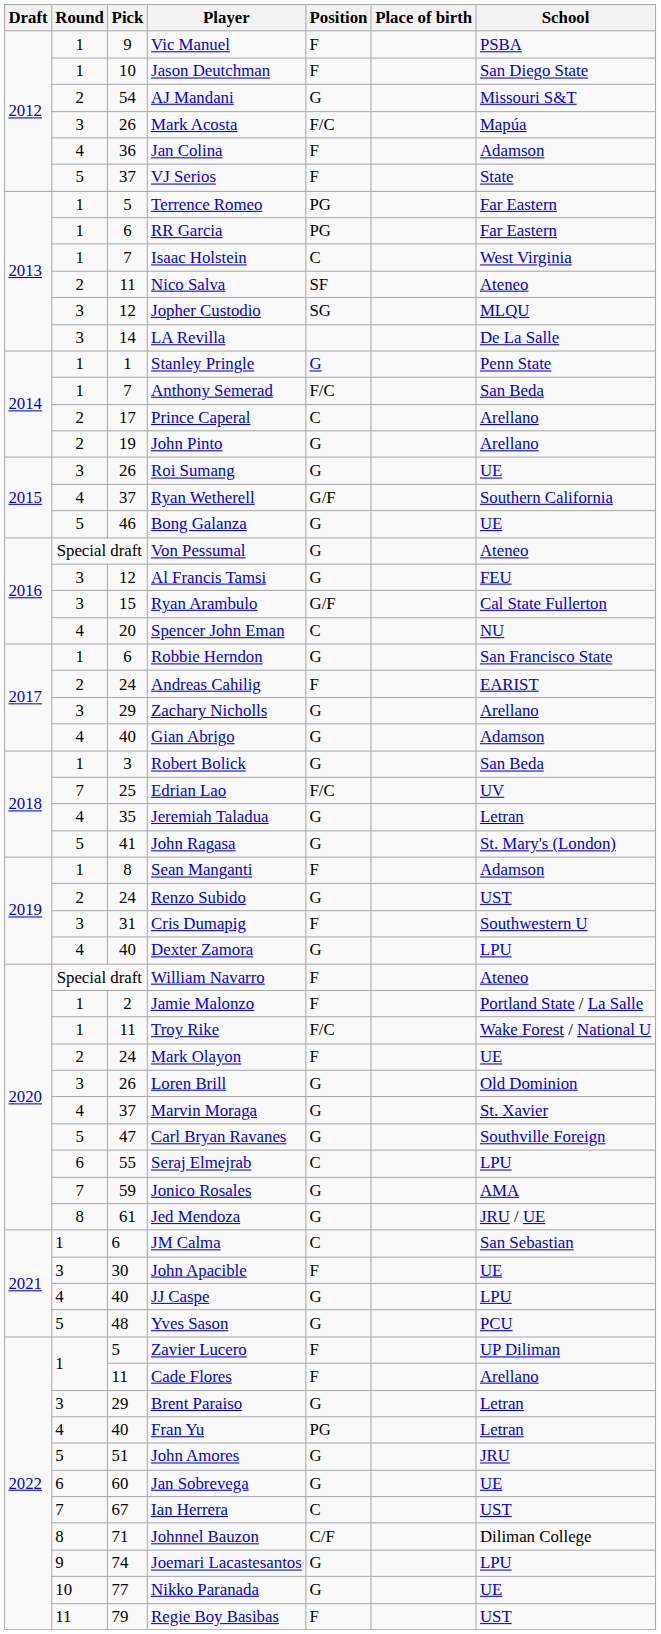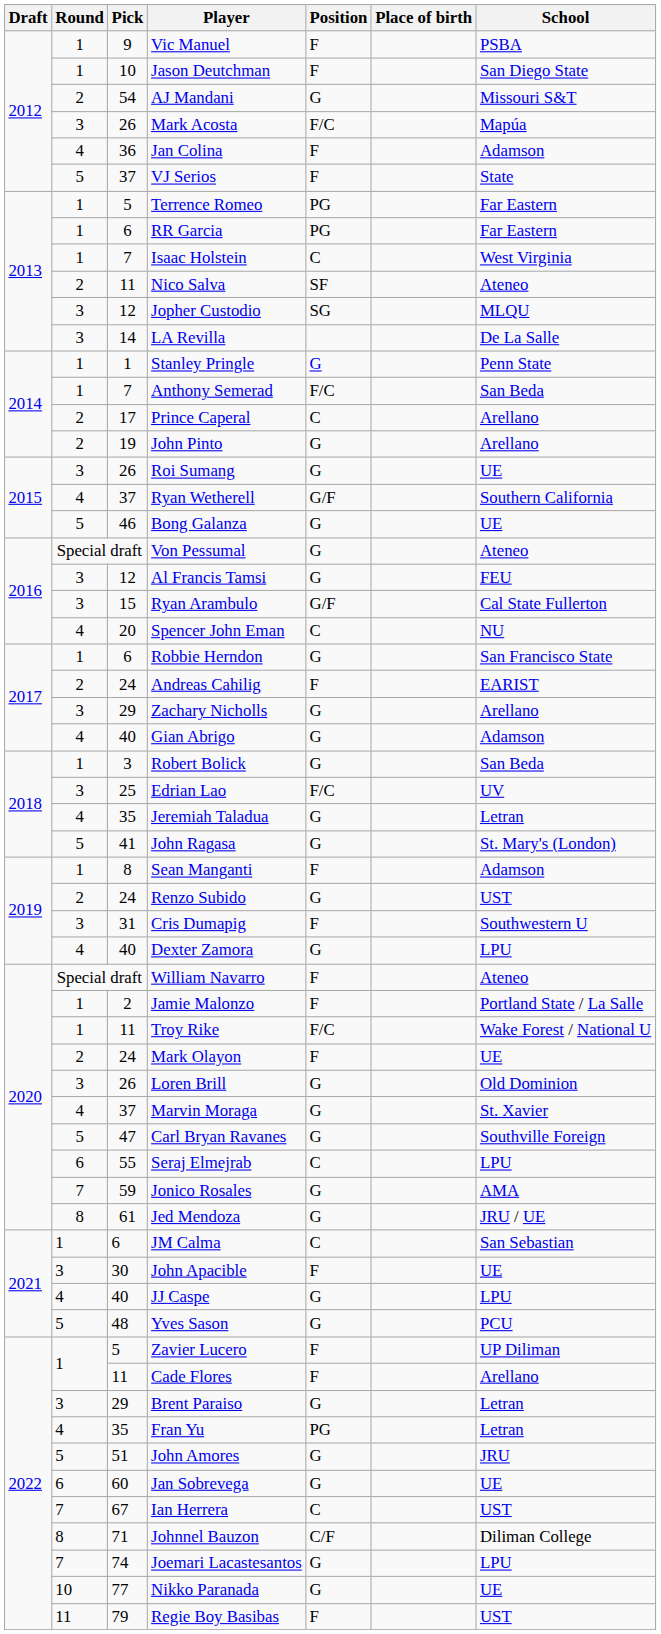(80, 790) 7 -> (80, 790) 3
(120, 1429) 40 -> (120, 1429) 35
(60, 1563) 9 -> (60, 1563) 7
